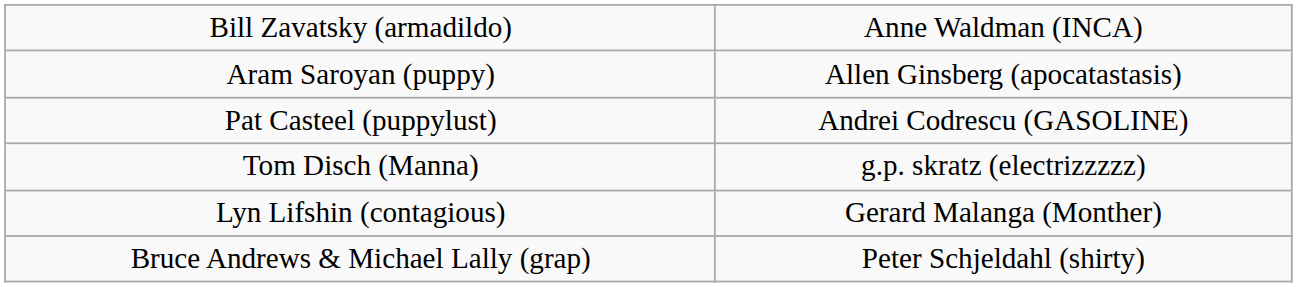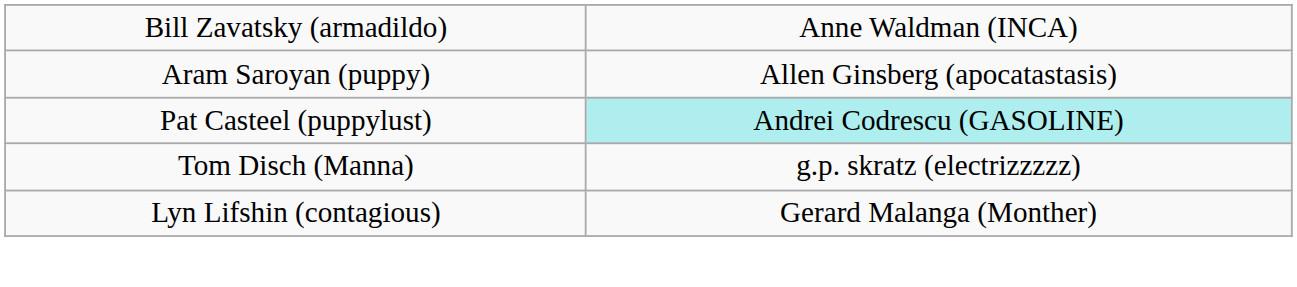(1003, 119) no background -> (939, 119) paleturquoise background
- row: (361, 258)
